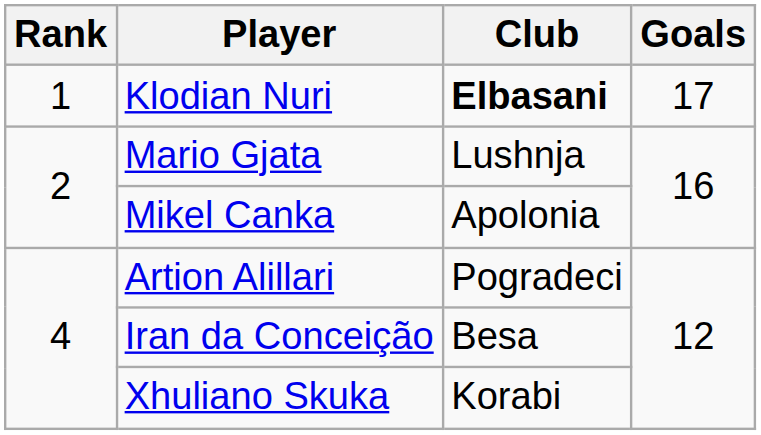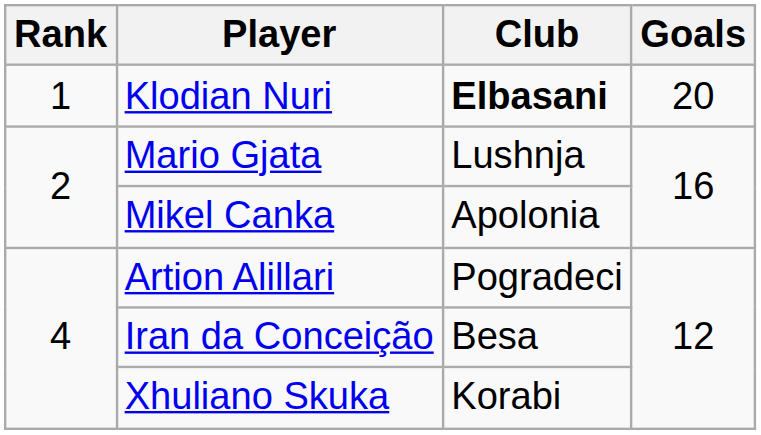(693, 95) 17 -> (693, 95) 20
